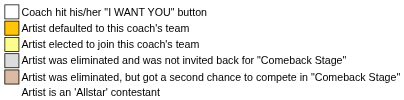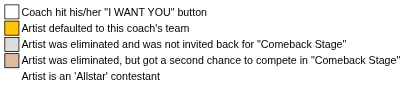- row: (110, 44)
